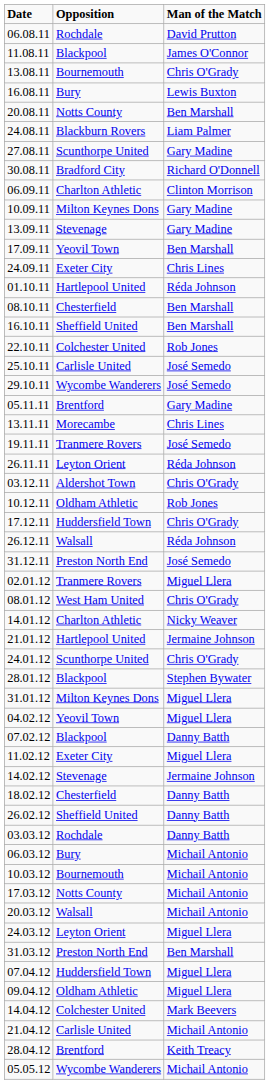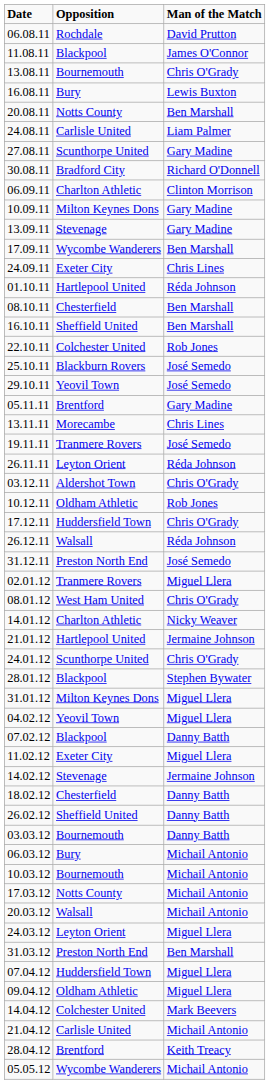(101, 131) Blackburn Rovers -> (93, 131) Carlisle United
(88, 248) Yeovil Town -> (109, 248) Wycombe Wanderers
(93, 365) Carlisle United -> (101, 365) Blackburn Rovers
(109, 385) Wycombe Wanderers -> (88, 385) Yeovil Town
(79, 834) Rochdale -> (90, 834) Bournemouth
